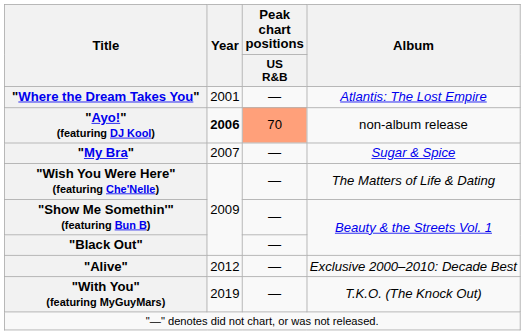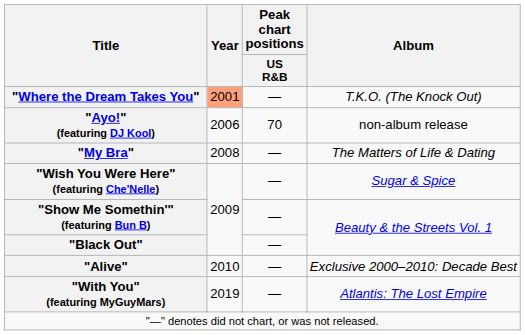(225, 97) no background -> (225, 97) lightsalmon background
(413, 97) Atlantis: The Lost Empire -> (413, 97) T.K.O. (The Knock Out)
(225, 125) bold -> (225, 125) normal
(275, 125) lightsalmon background -> (275, 125) no background
(225, 153) 2007 -> (225, 153) 2008
(413, 153) Sugar & Spice -> (413, 153) The Matters of Life & Dating
(413, 181) The Matters of Life & Dating -> (413, 181) Sugar & Spice
(225, 266) 2012 -> (225, 266) 2010
(413, 294) T.K.O. (The Knock Out) -> (413, 294) Atlantis: The Lost Empire
